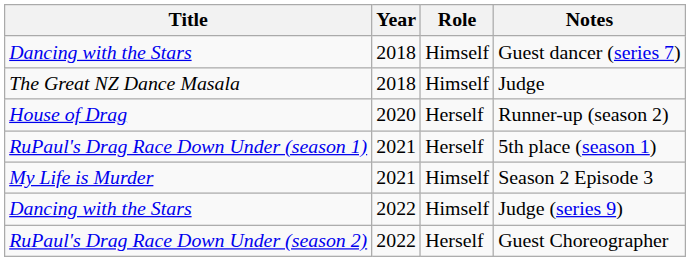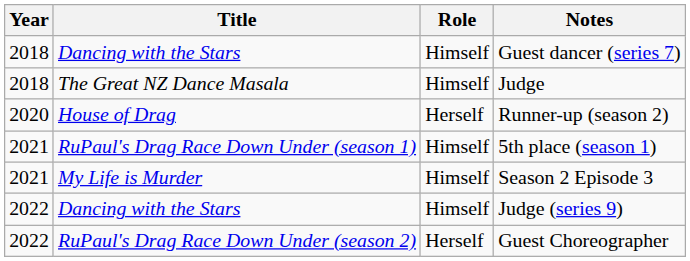columns swapped: (396, 20) <-> (188, 20)
(454, 146) Herself -> (457, 146) Himself
